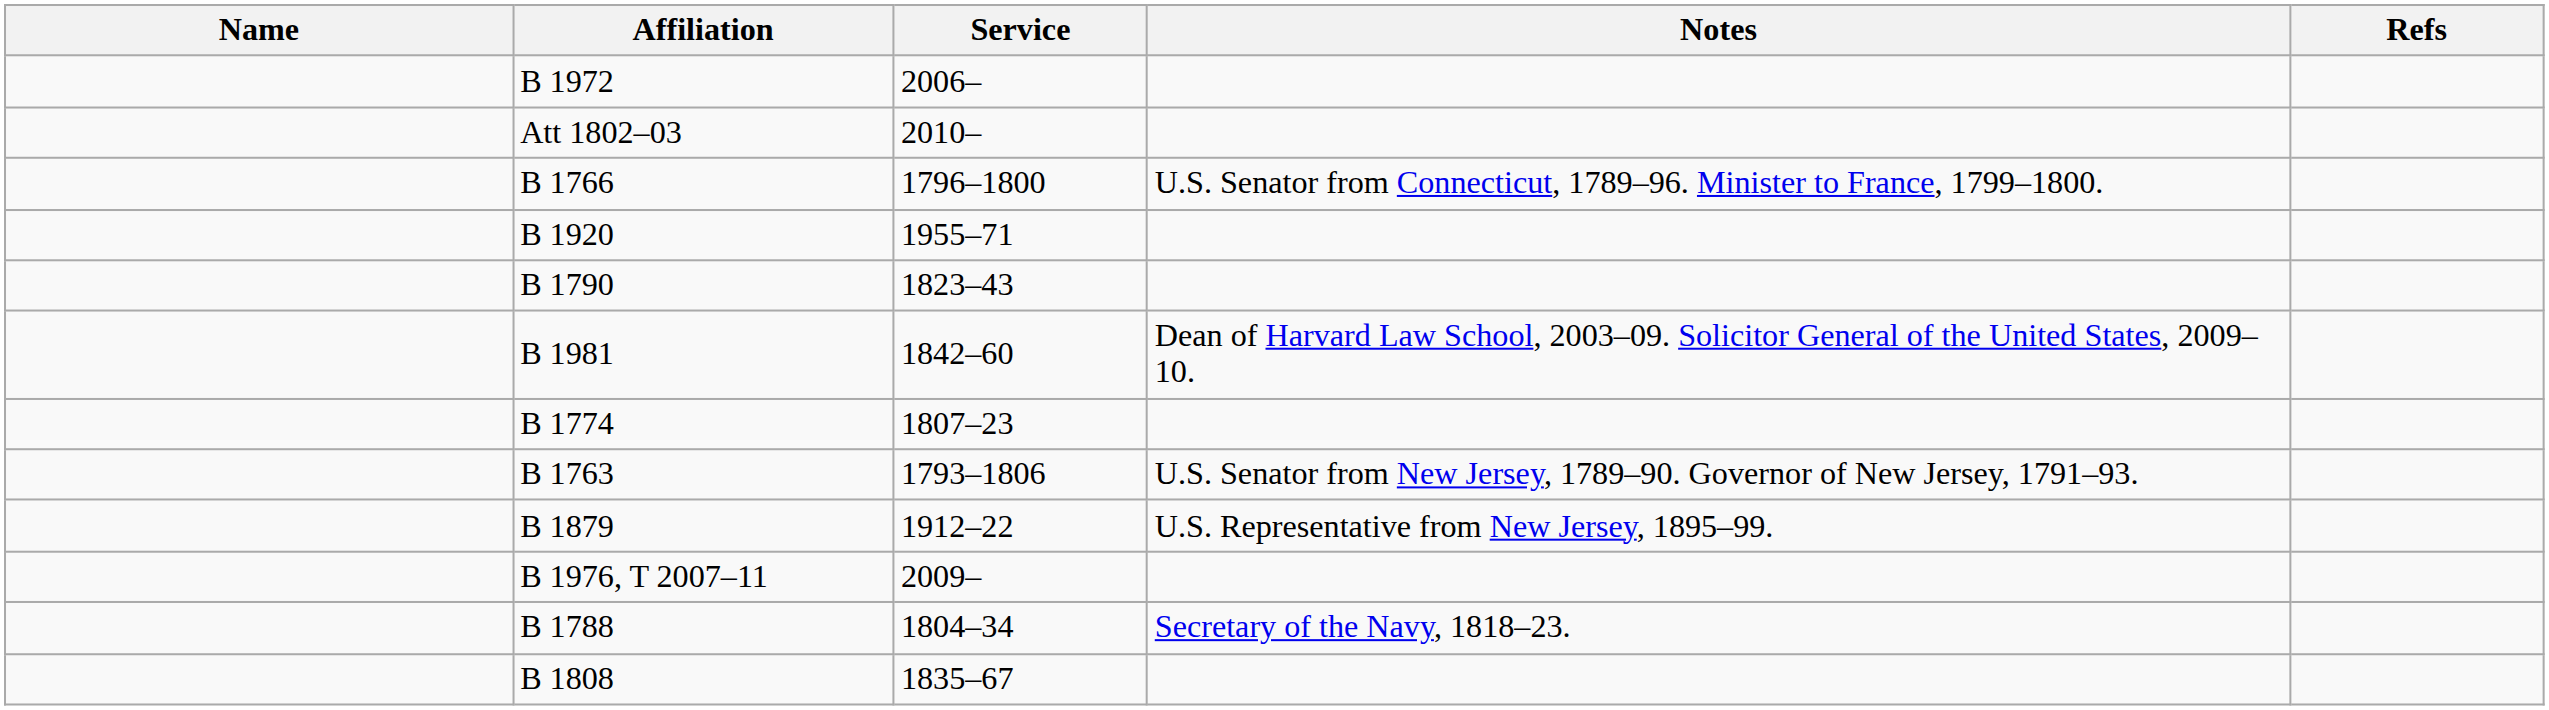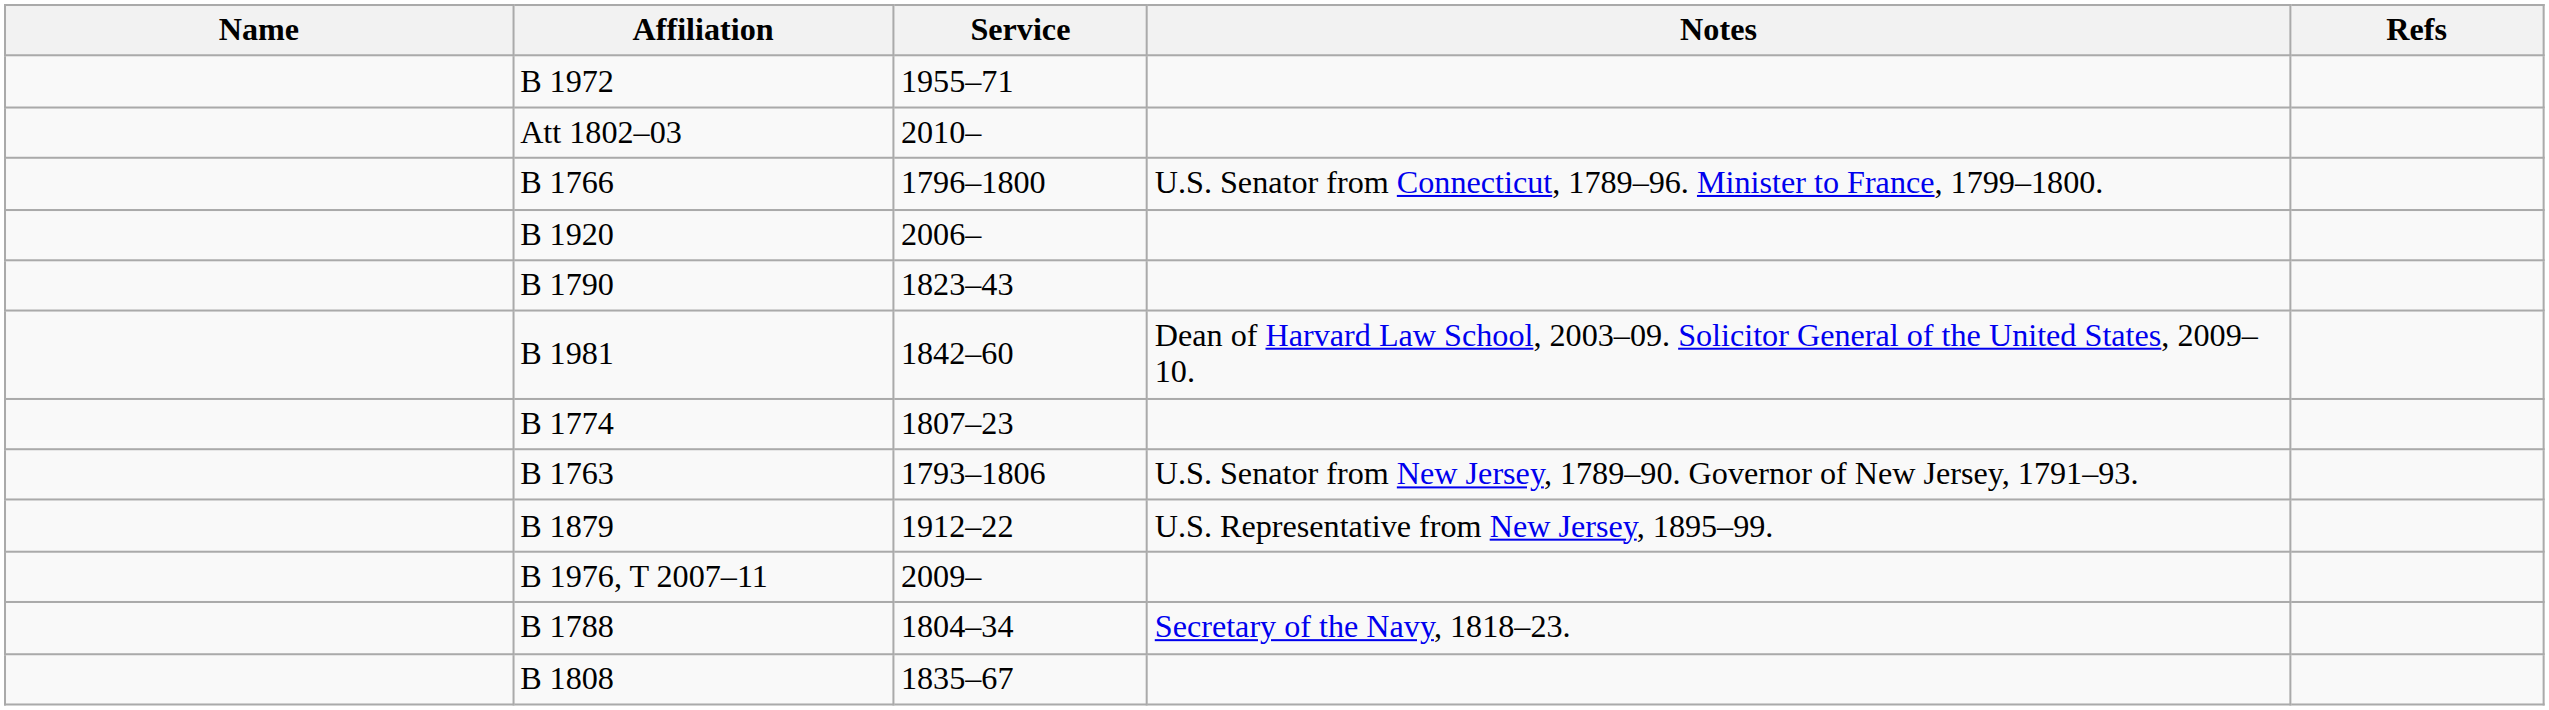(941, 81) 2006– -> (957, 81) 1955–71
(957, 234) 1955–71 -> (941, 234) 2006–
